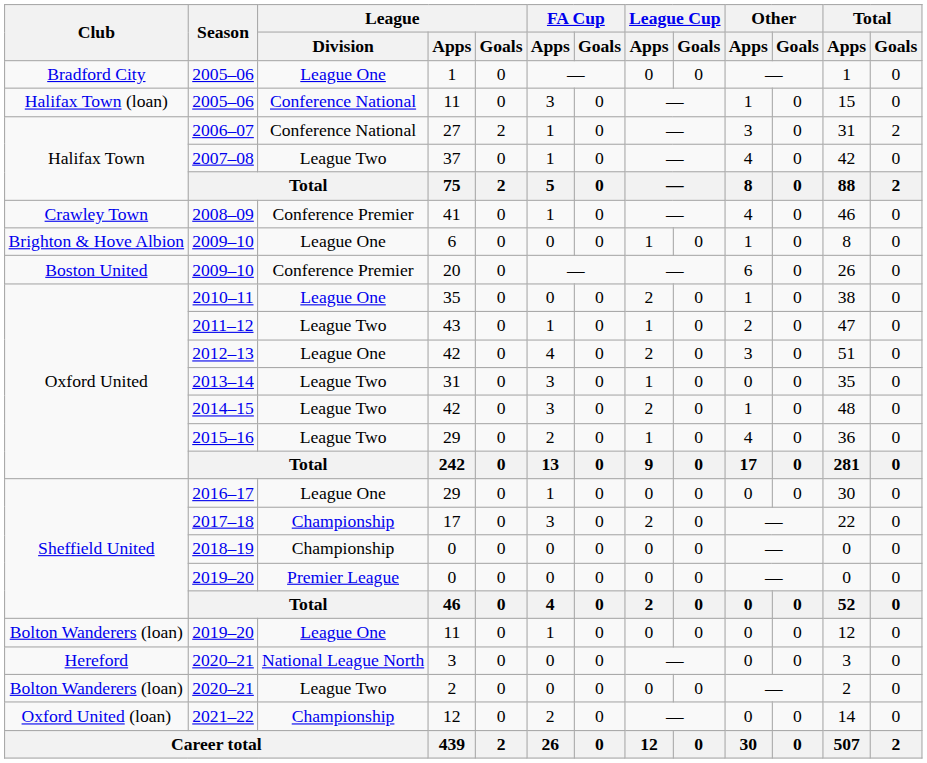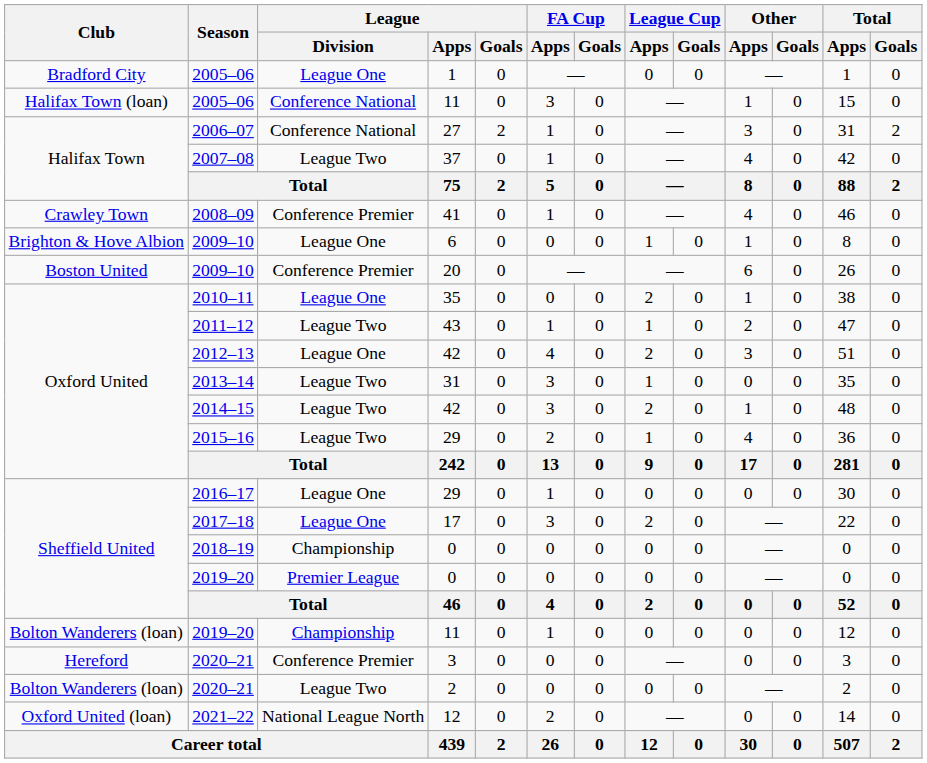(343, 520) Championship -> (343, 520) League One
(343, 632) League One -> (343, 632) Championship
(343, 660) National League North -> (343, 660) Conference Premier
(343, 716) Championship -> (343, 716) National League North
